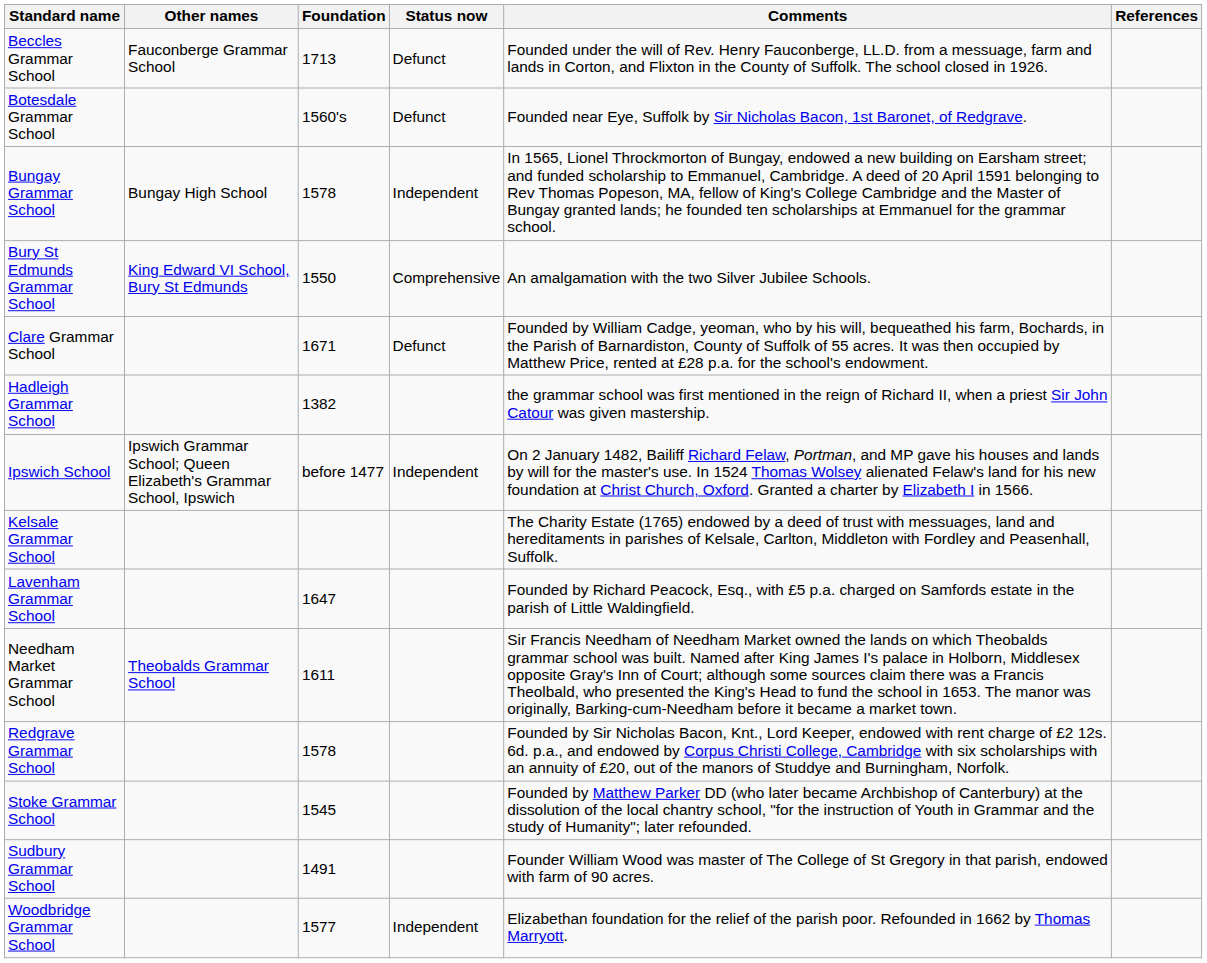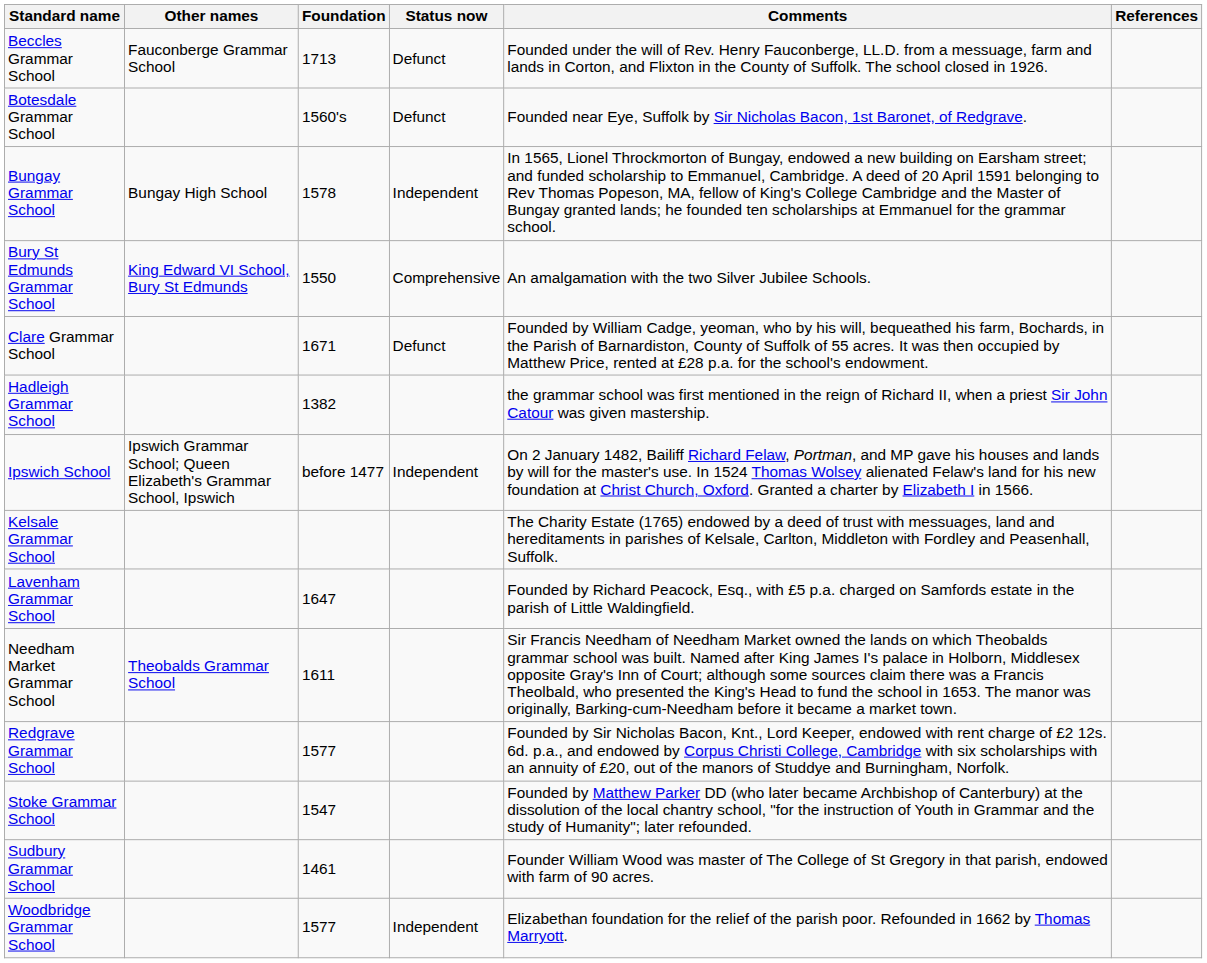(319, 751) 1578 -> (319, 751) 1577
(319, 810) 1545 -> (319, 810) 1547
(319, 869) 1491 -> (319, 869) 1461
